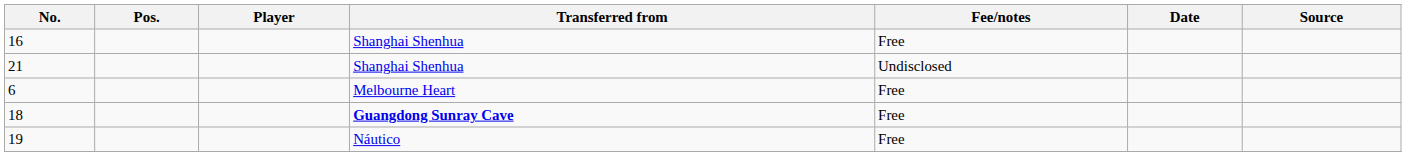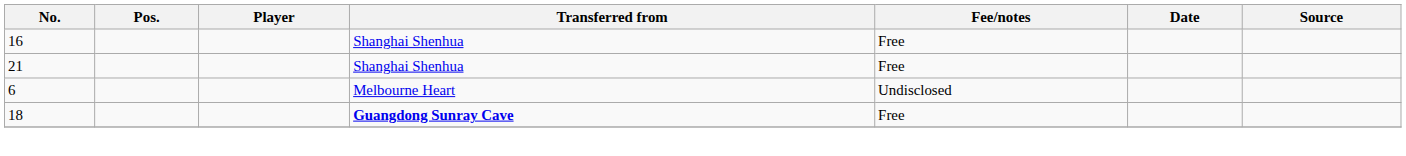(915, 66) Undisclosed -> (891, 66) Free
(891, 90) Free -> (915, 90) Undisclosed
- row: (15, 139)
